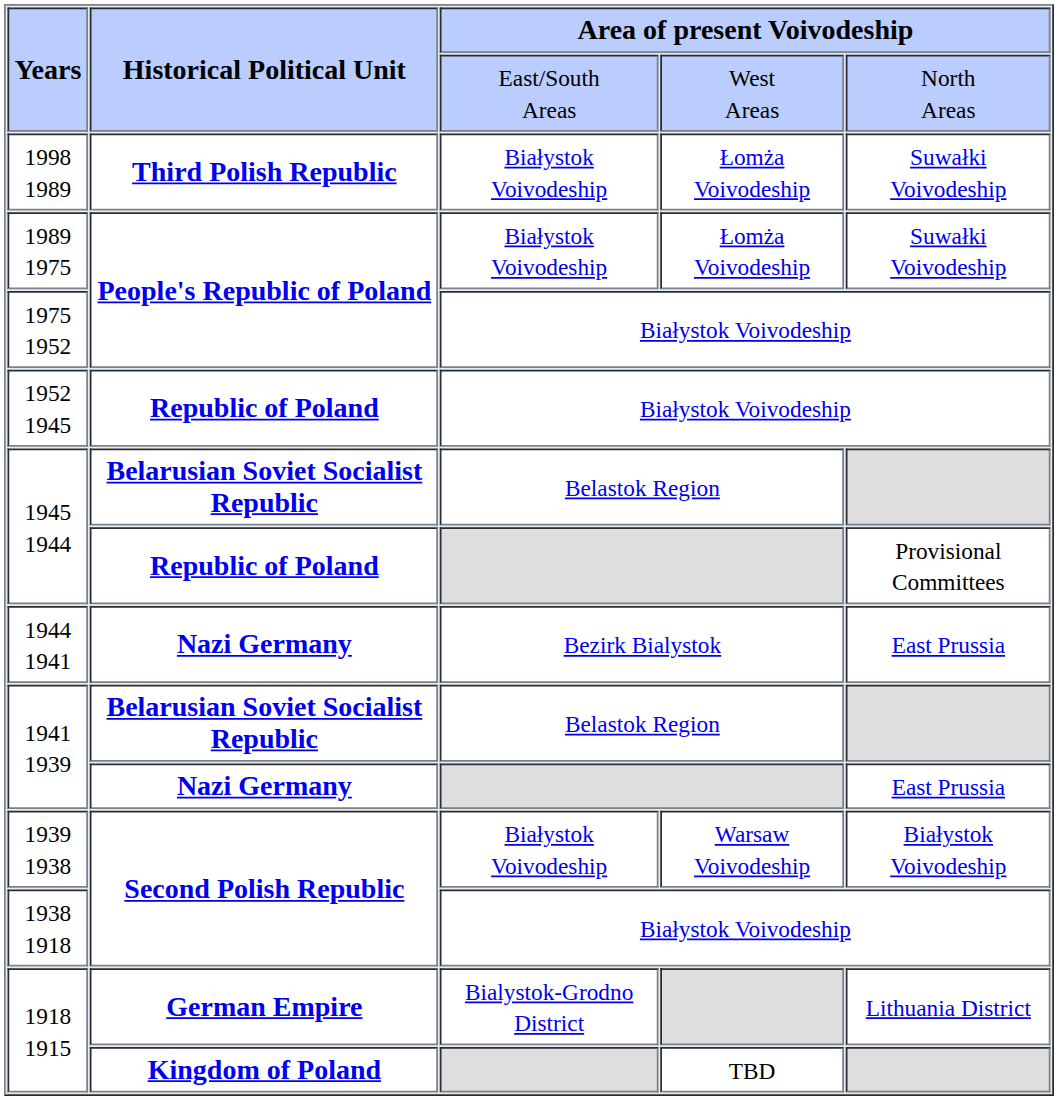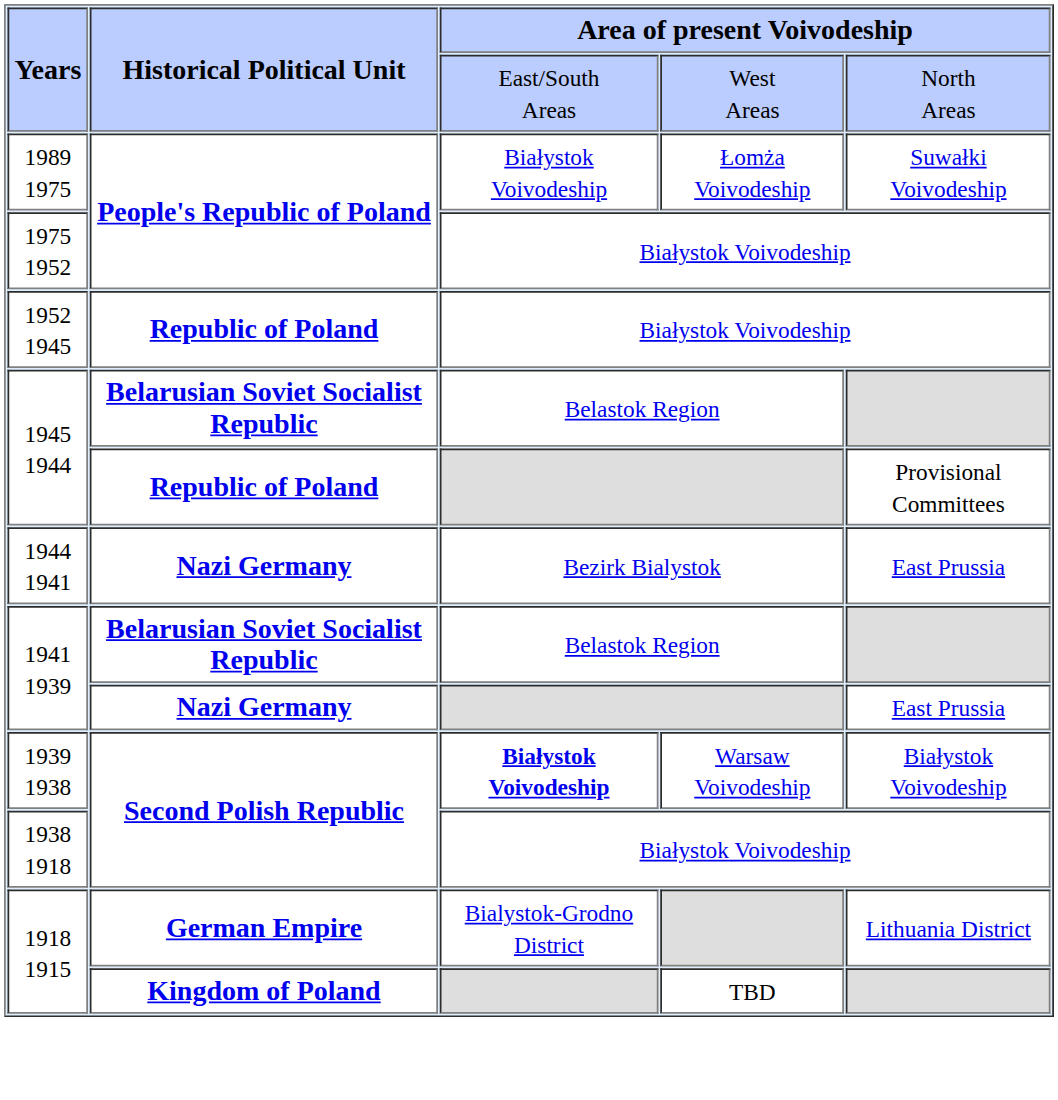- row: (48, 173)
(549, 850) normal -> (549, 770) bold
